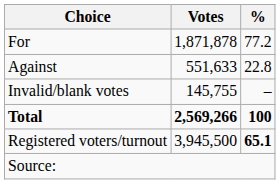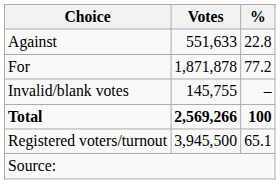rows swapped: (19, 41) <-> (32, 66)
(258, 141) bold -> (258, 141) normal
